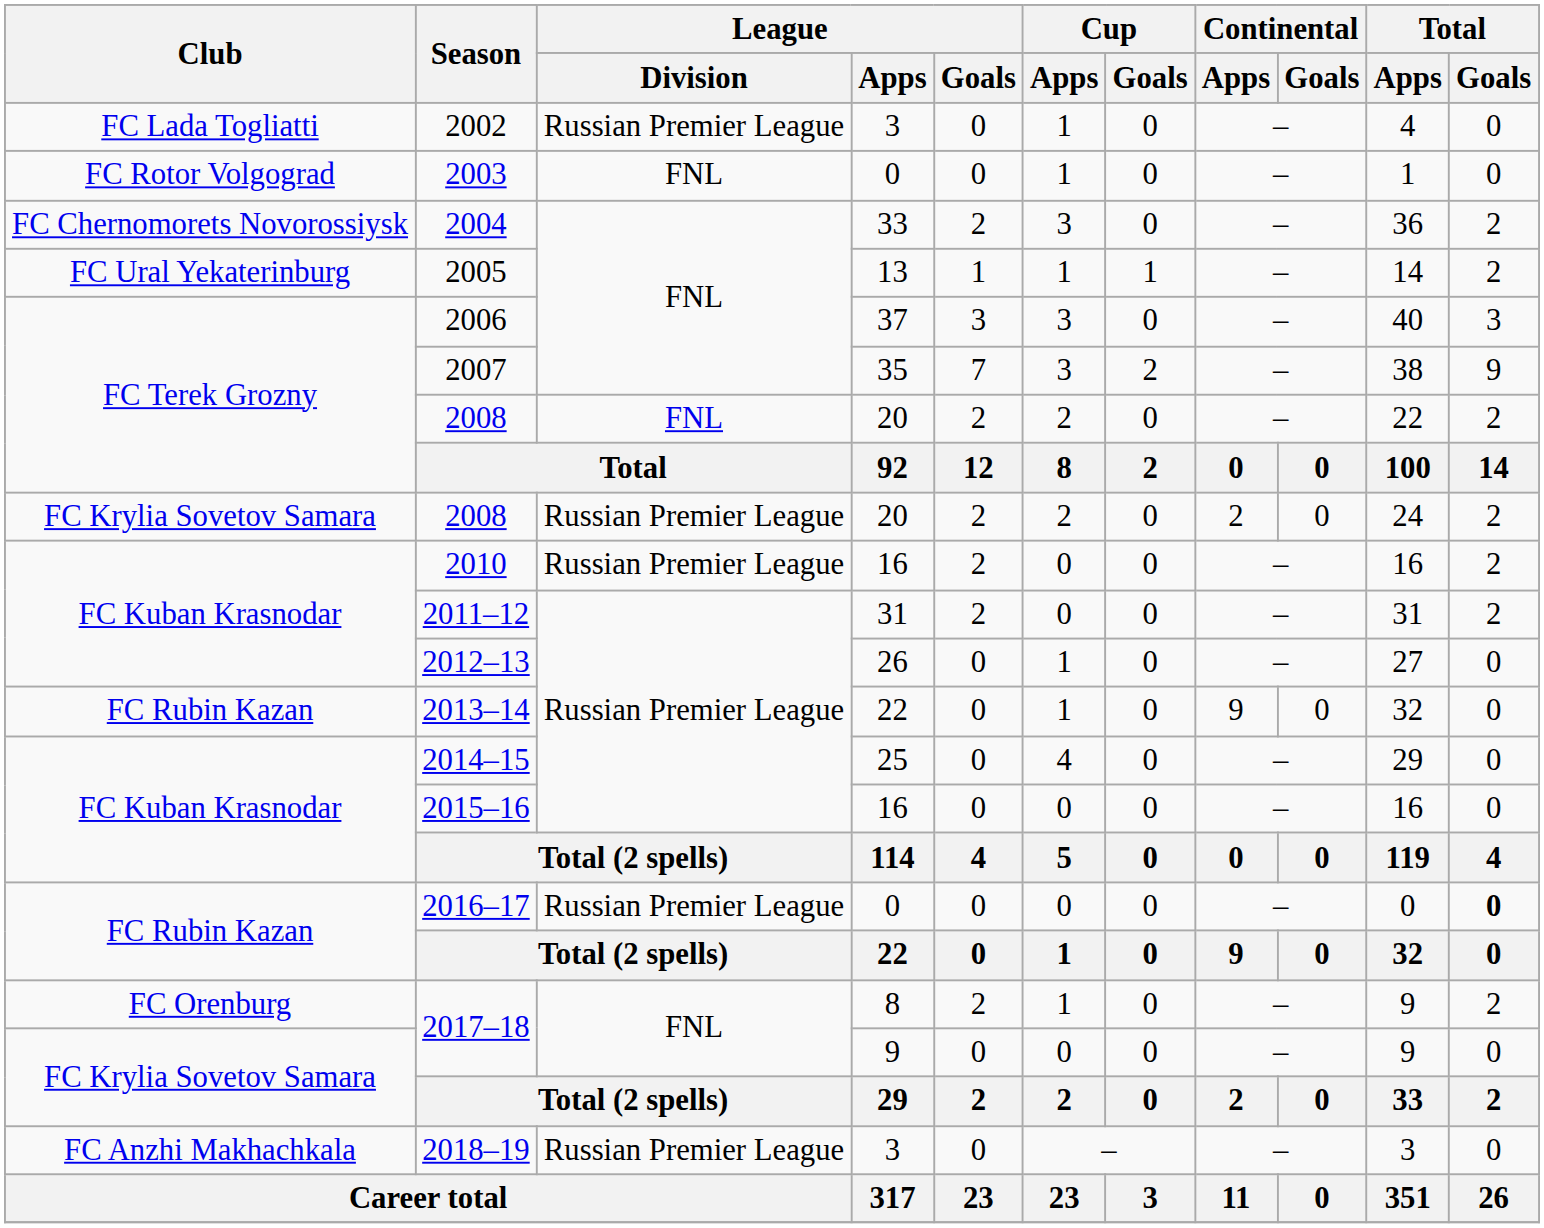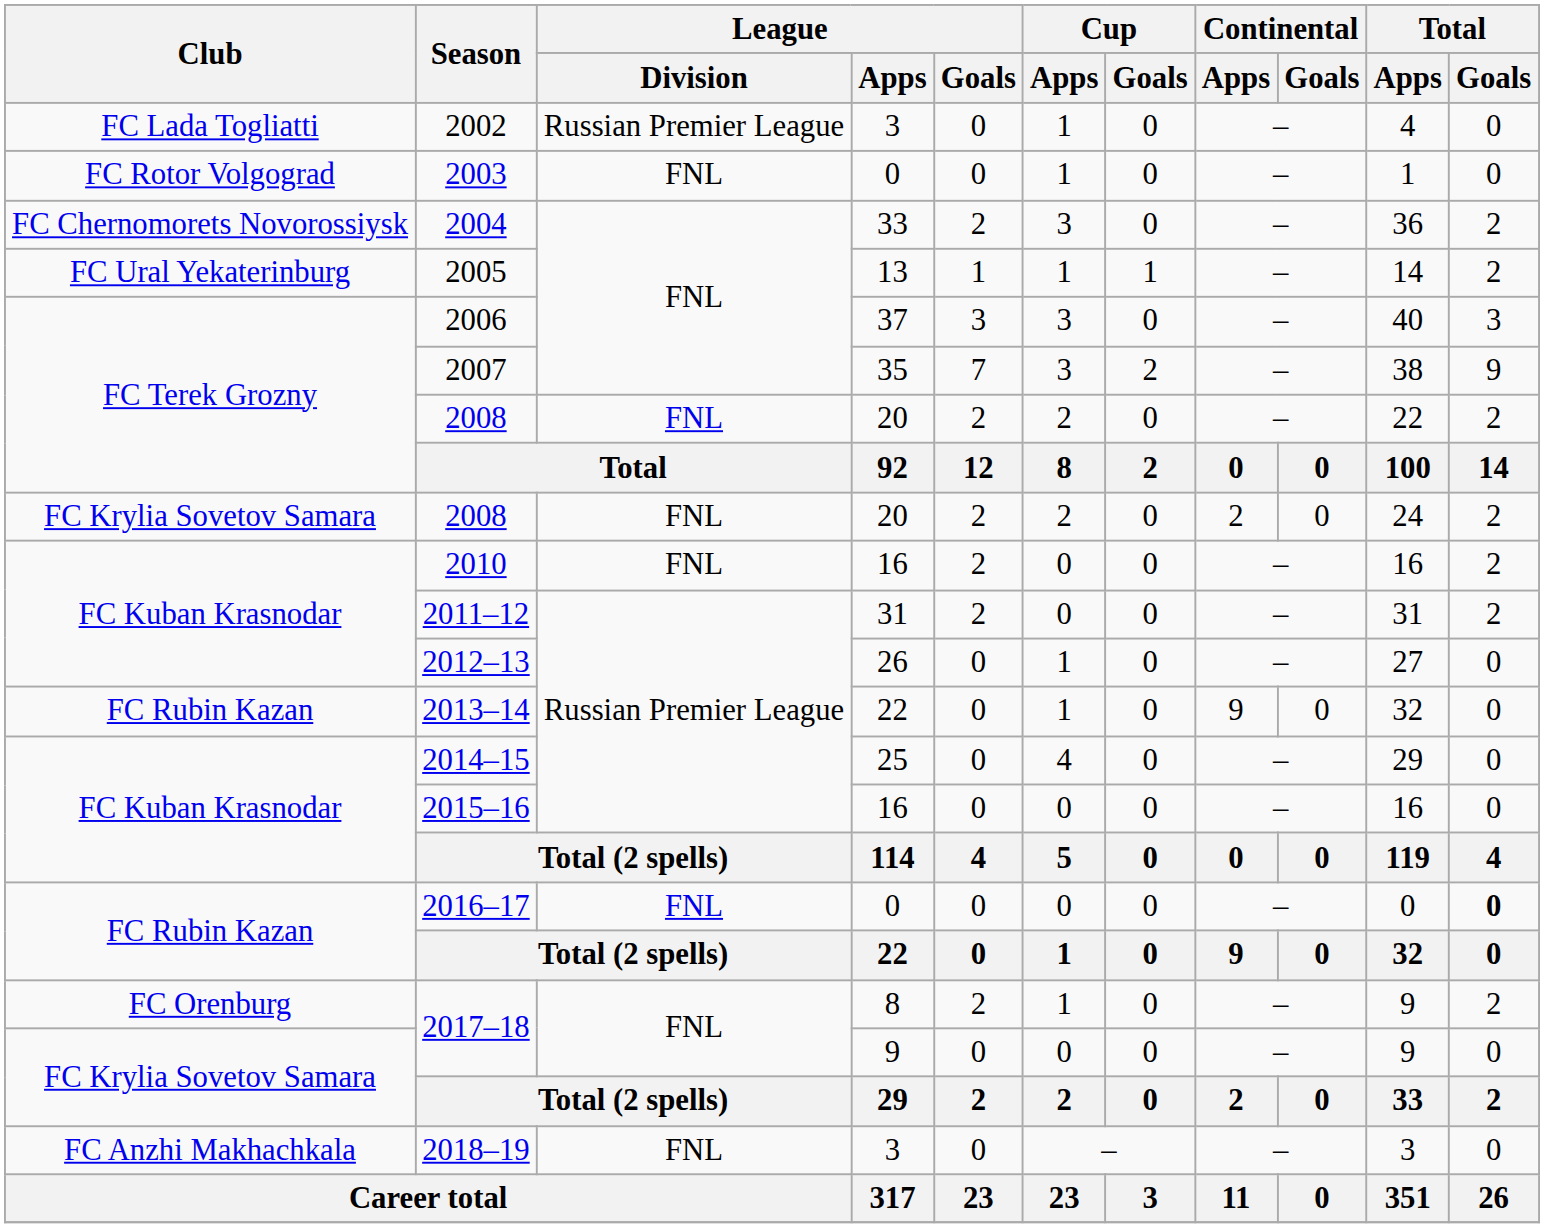(694, 516) Russian Premier League -> (694, 516) FNL
(694, 564) Russian Premier League -> (694, 564) FNL
(694, 905) Russian Premier League -> (694, 905) FNL
(694, 1149) Russian Premier League -> (694, 1149) FNL
